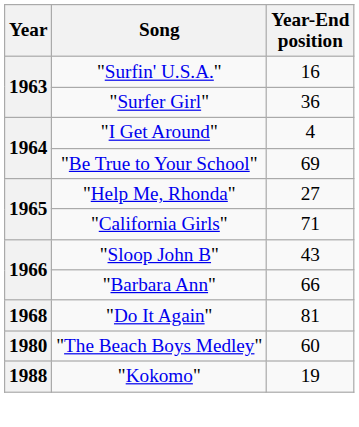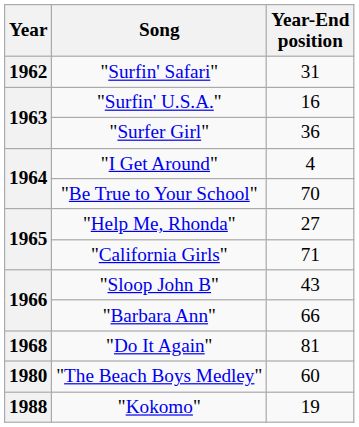+ row: (159, 71)
(310, 163) 69 -> (310, 193) 70
